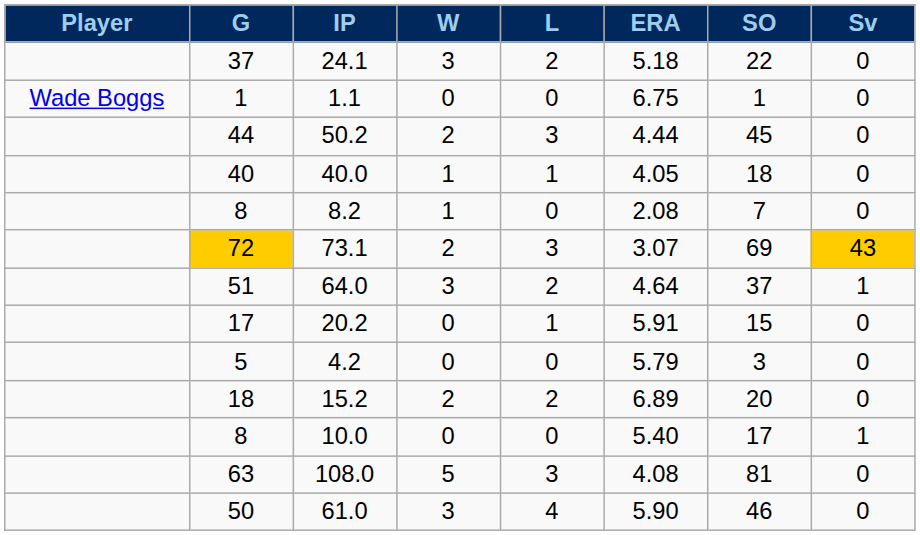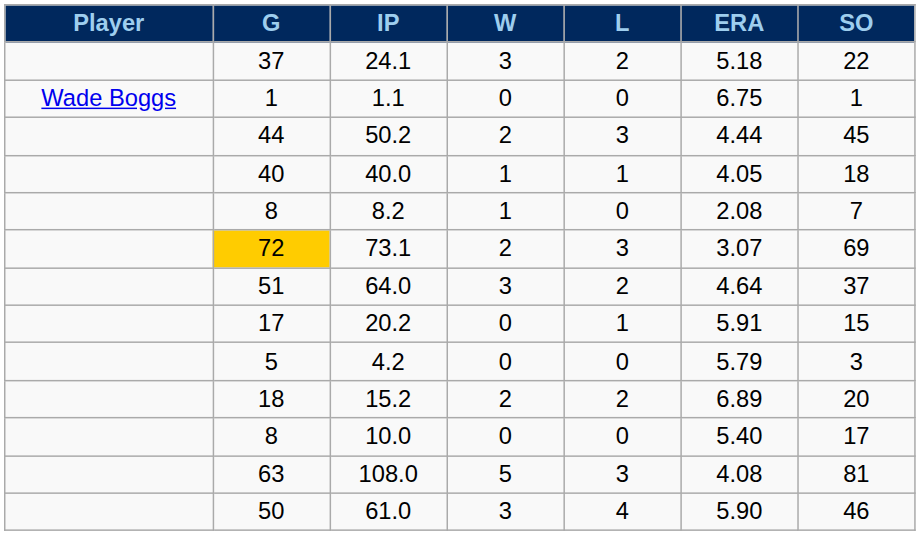- column: (863, 23)
